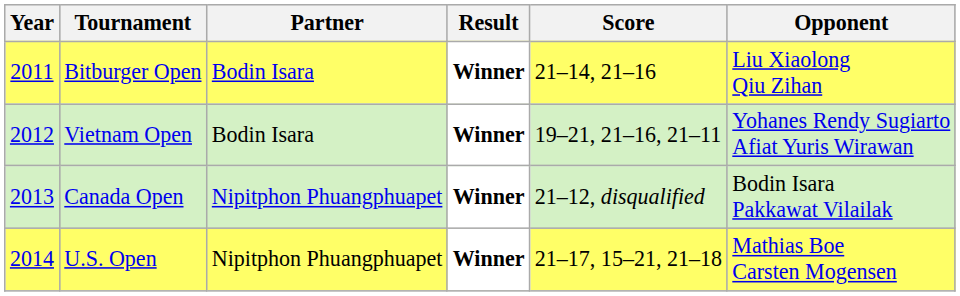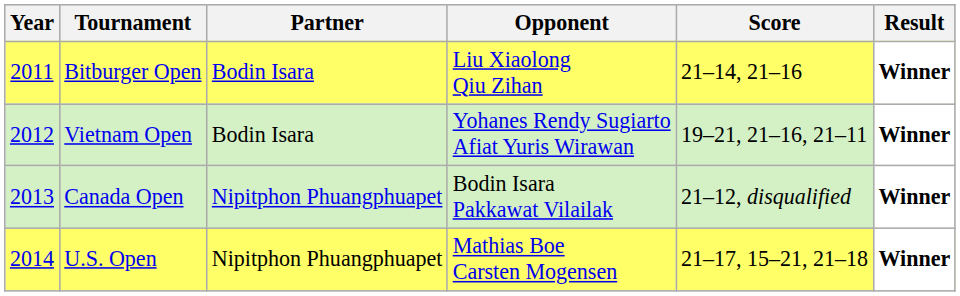columns swapped: (841, 23) <-> (489, 23)
